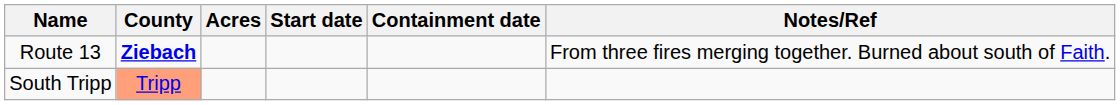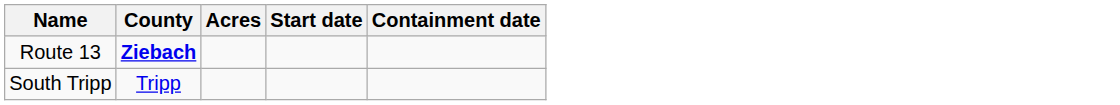- column: (830, 20)
(159, 83) lightsalmon background -> (159, 83) no background
